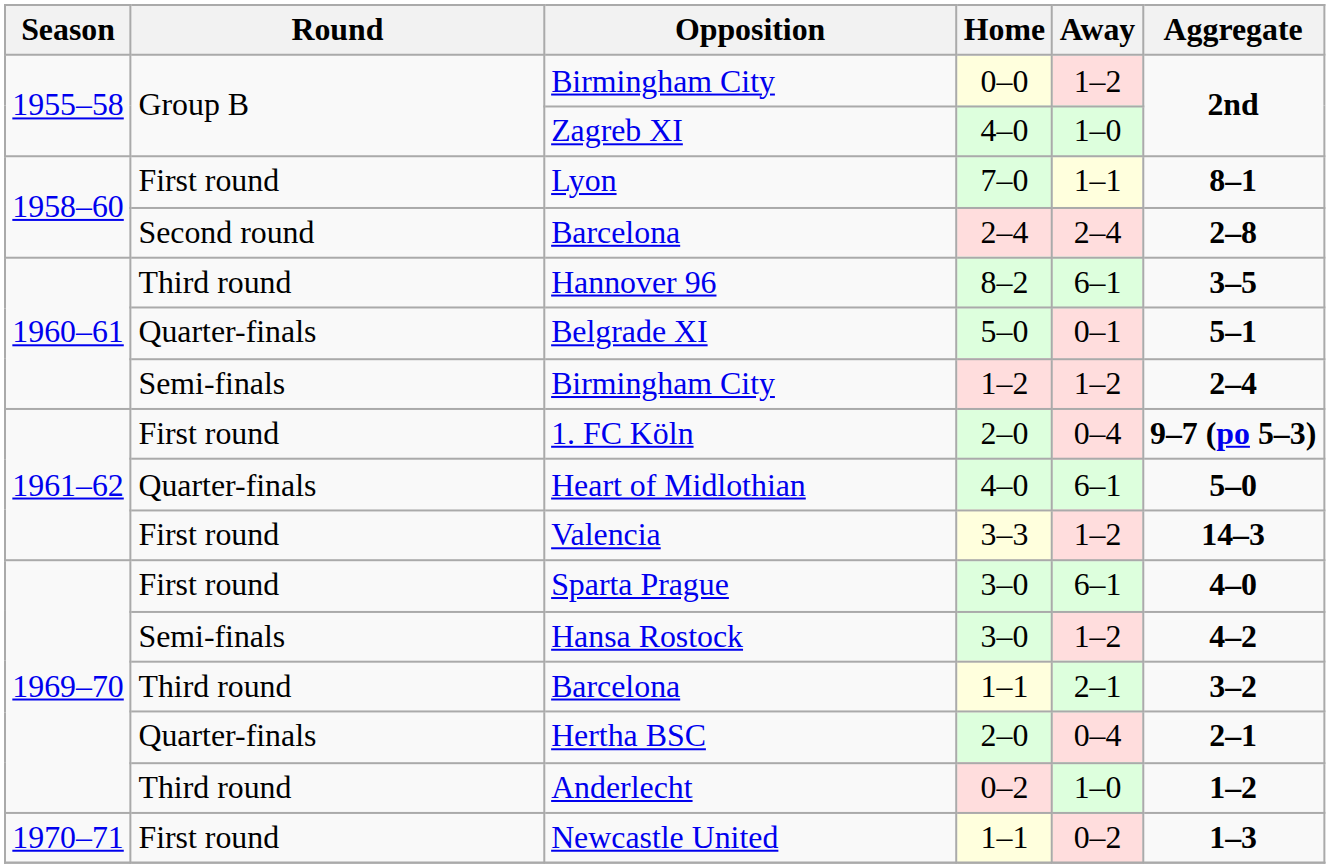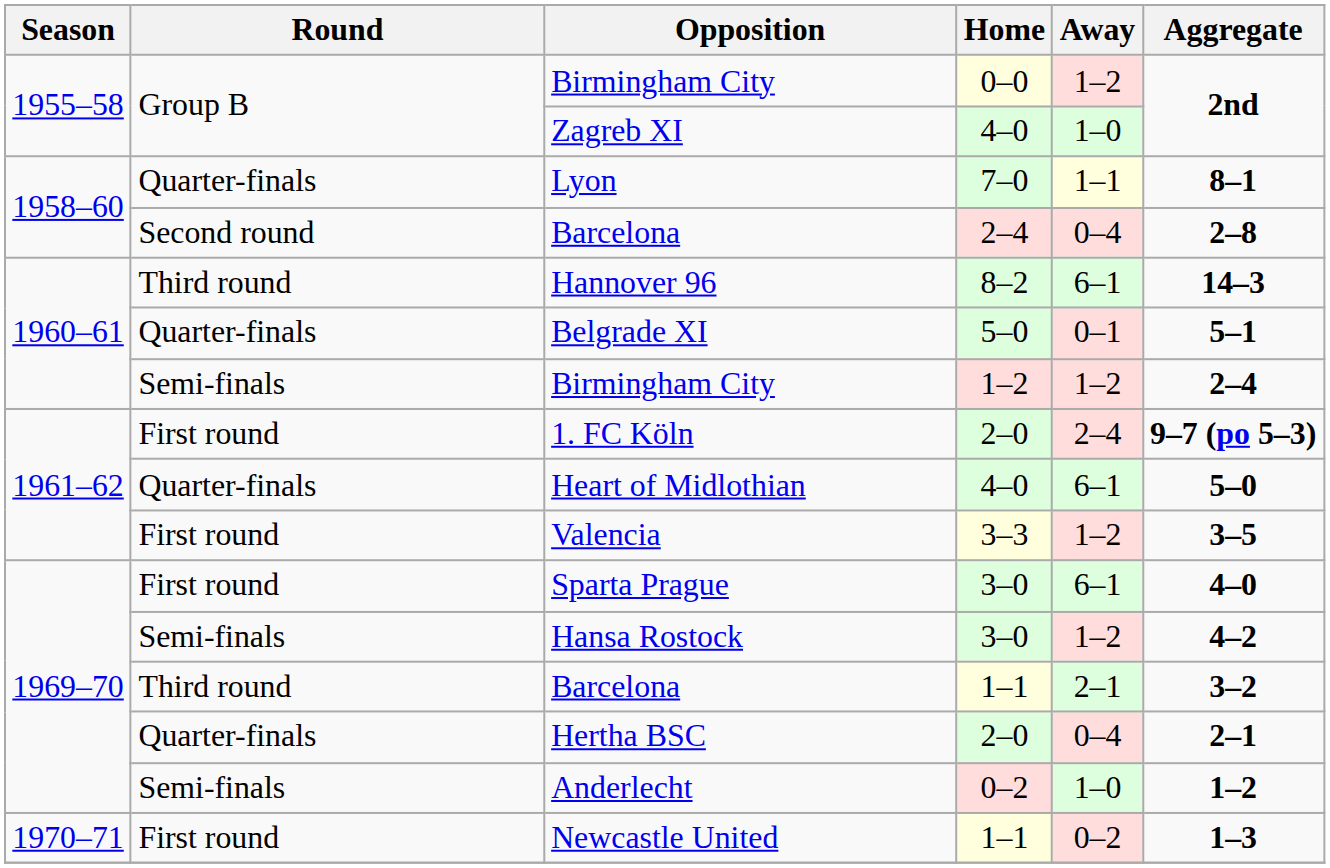(209, 181) First round -> (227, 181) Quarter-finals
(1098, 231) 2–4 -> (1098, 231) 0–4
(1233, 282) 3–5 -> (1233, 282) 14–3
(1098, 433) 0–4 -> (1098, 433) 2–4
(1233, 534) 14–3 -> (1233, 534) 3–5
(215, 787) Third round -> (212, 787) Semi-finals
